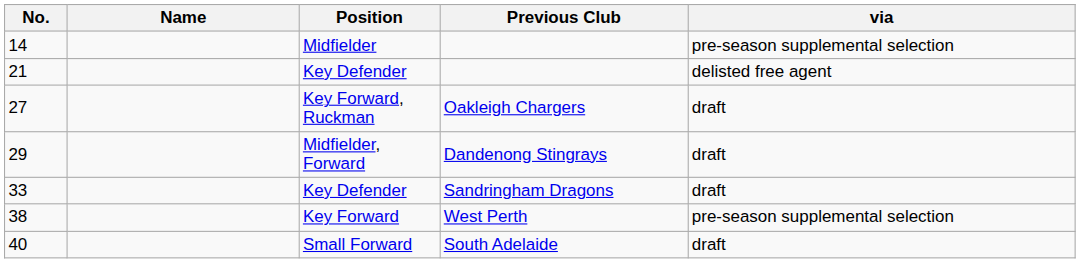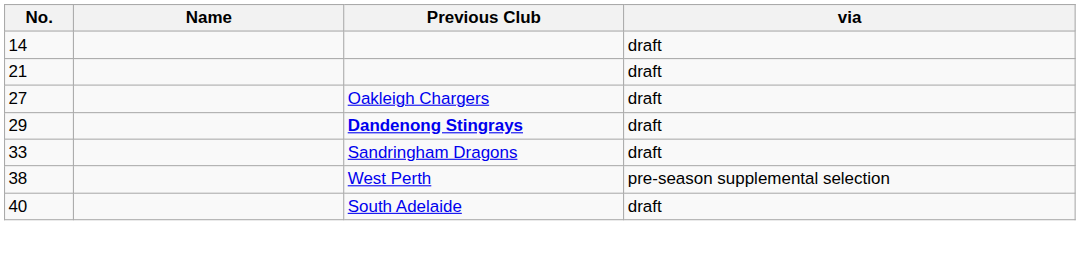- column: (369, 17)
(823, 44) pre-season supplemental selection -> (645, 44) draft
(762, 71) delisted free agent -> (645, 71) draft
(525, 154) normal -> (435, 125) bold
